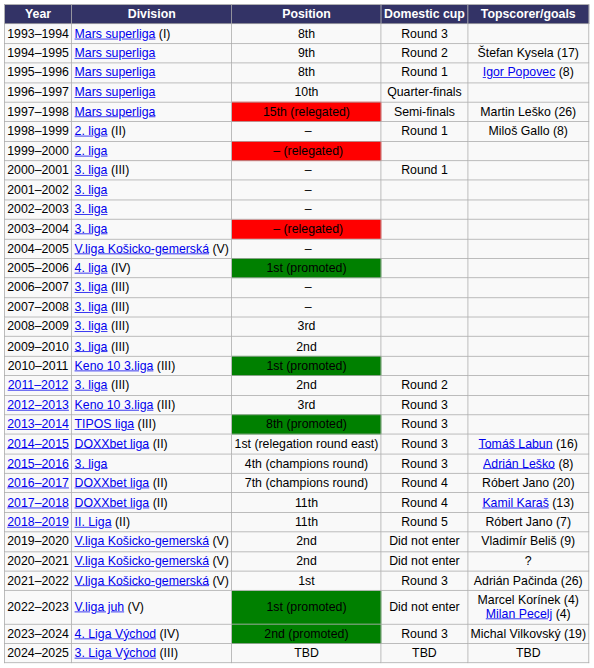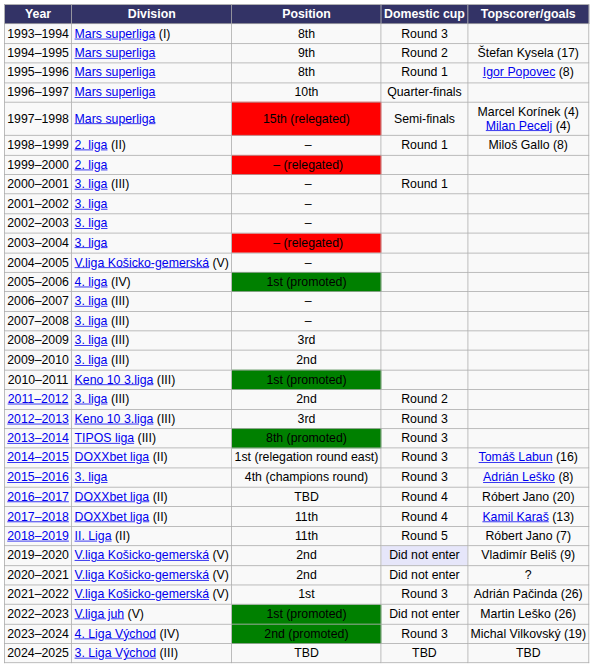(528, 111) Martin Leško (26) -> (528, 118) Marcel Korínek (4) Milan Pecelj (4)
(306, 483) 7th (champions round) -> (306, 497) TBD
(424, 541) no background -> (424, 555) lavender background
(528, 607) Marcel Korínek (4) Milan Pecelj (4) -> (528, 614) Martin Leško (26)
